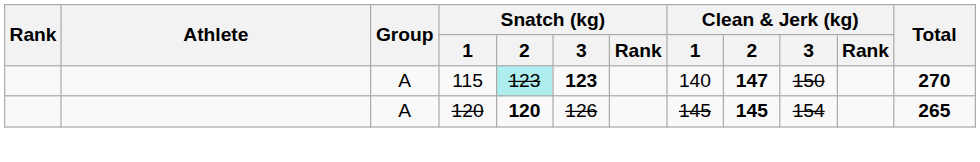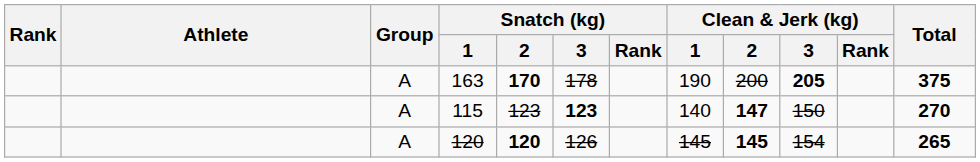+ row: (468, 80)
(524, 80) paleturquoise background -> (524, 111) no background
